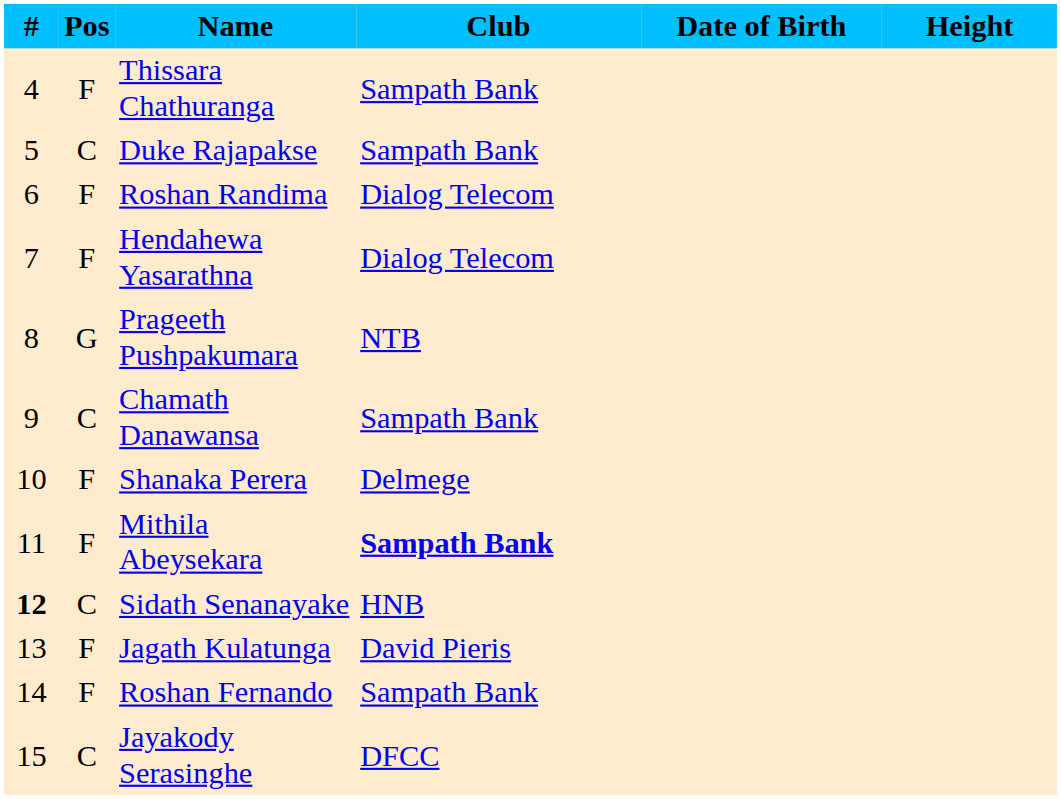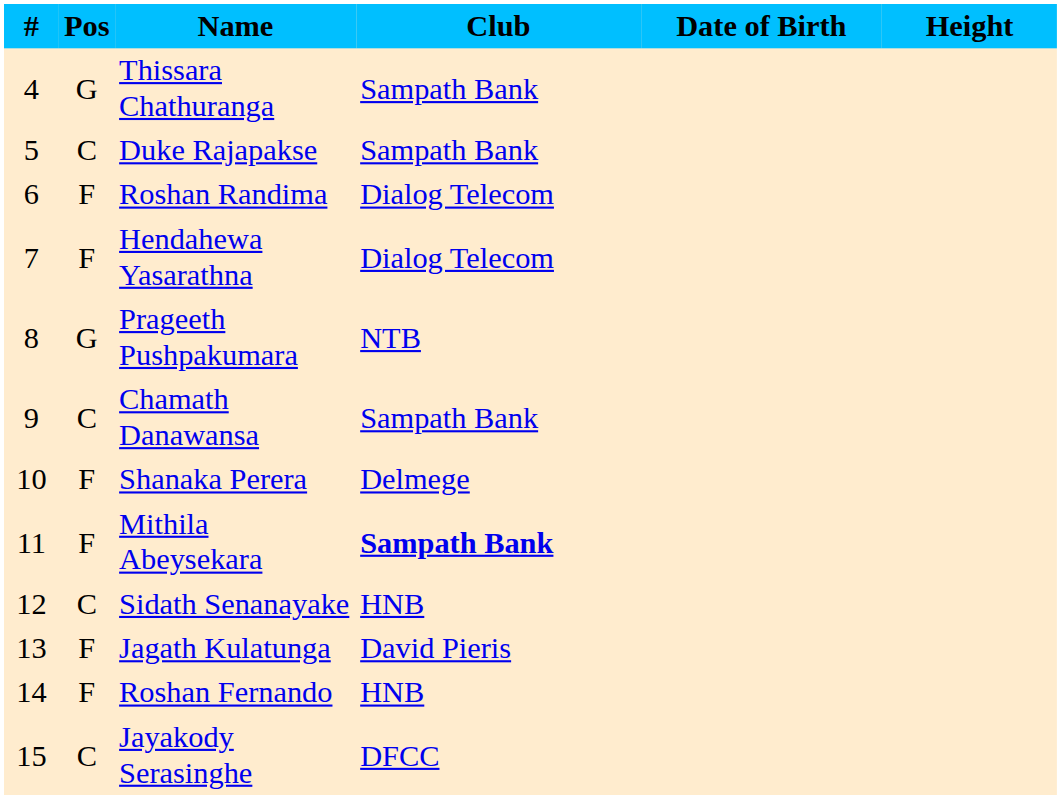(87, 87) F -> (87, 87) G
(31, 603) bold -> (31, 603) normal
(449, 692) Sampath Bank -> (392, 692) HNB
